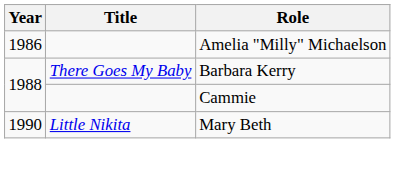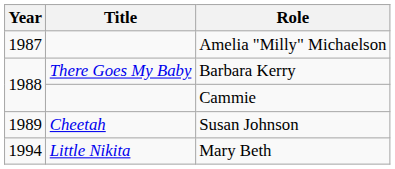(25, 44) 1986 -> (25, 44) 1987
+ row: (249, 124)
(25, 124) 1990 -> (25, 151) 1994
